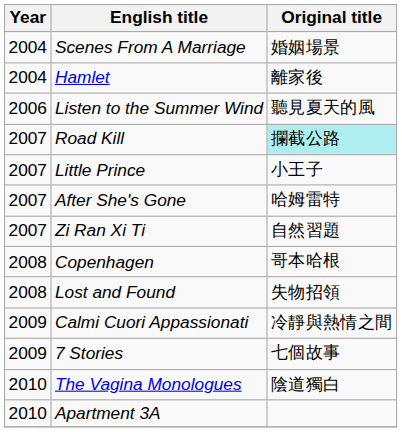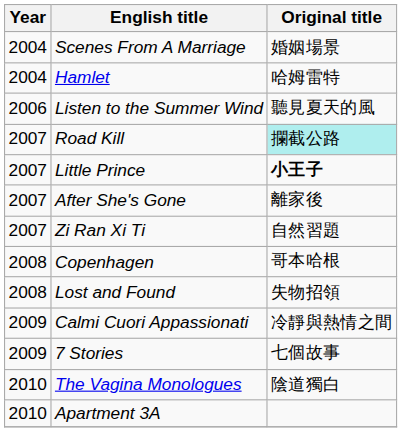(297, 77) 離家後 -> (306, 77) 哈姆雷特
(297, 169) normal -> (297, 169) bold
(306, 199) 哈姆雷特 -> (297, 199) 離家後
